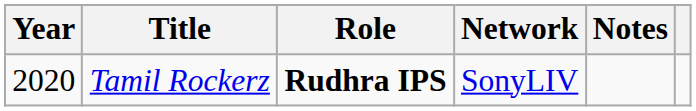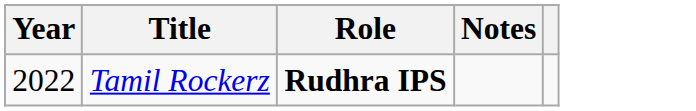- column: (520, 29)
(44, 79) 2020 -> (44, 79) 2022
